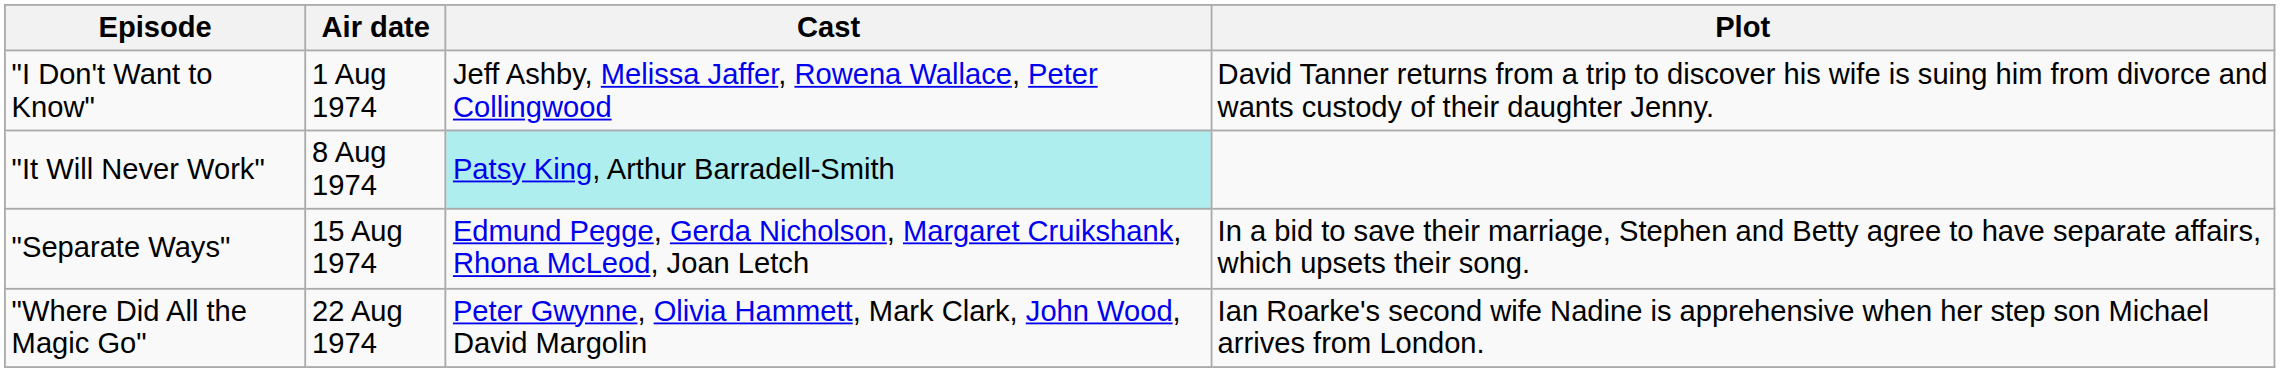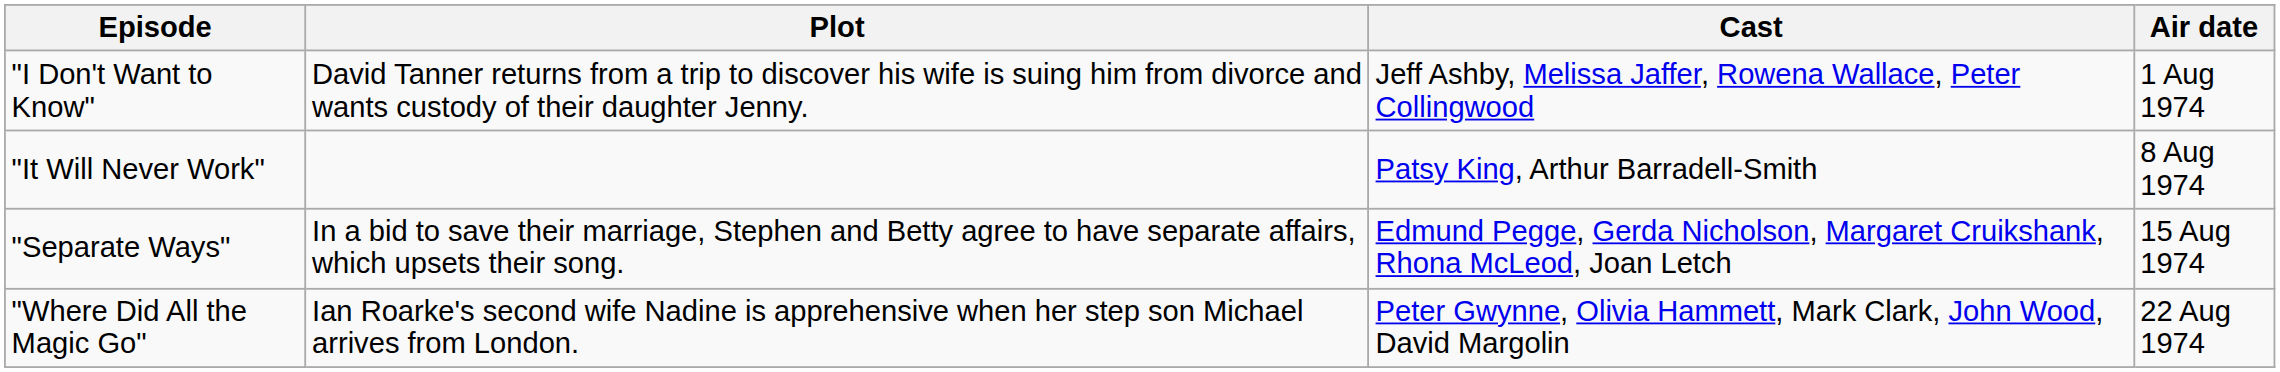columns swapped: (1743, 27) <-> (376, 27)
(674, 169) paleturquoise background -> (1596, 169) no background
